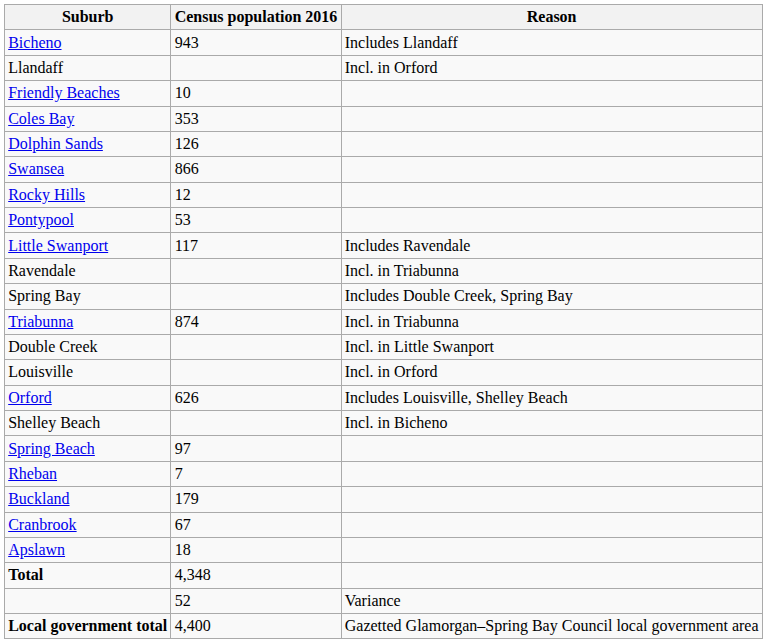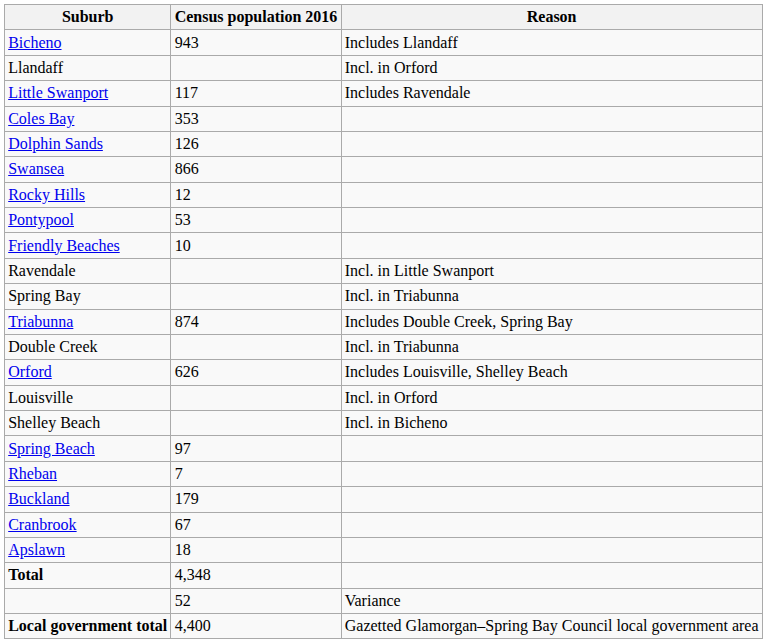rows swapped: (64, 93) <-> (58, 245)
(402, 270) Incl. in Triabunna -> (419, 270) Incl. in Little Swanport
(459, 296) Includes Double Creek, Spring Bay -> (402, 296) Incl. in Triabunna
(402, 321) Incl. in Triabunna -> (459, 321) Includes Double Creek, Spring Bay
(419, 347) Incl. in Little Swanport -> (402, 347) Incl. in Triabunna
rows swapped: (41, 372) <-> (30, 397)
